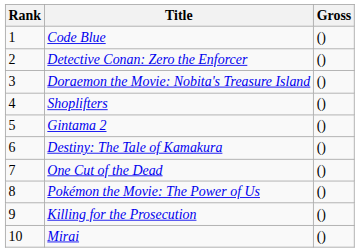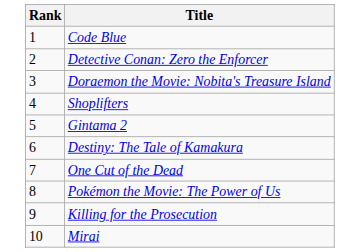- column: (334, 15)
